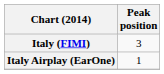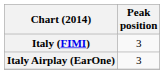(139, 60) 1 -> (139, 60) 3
